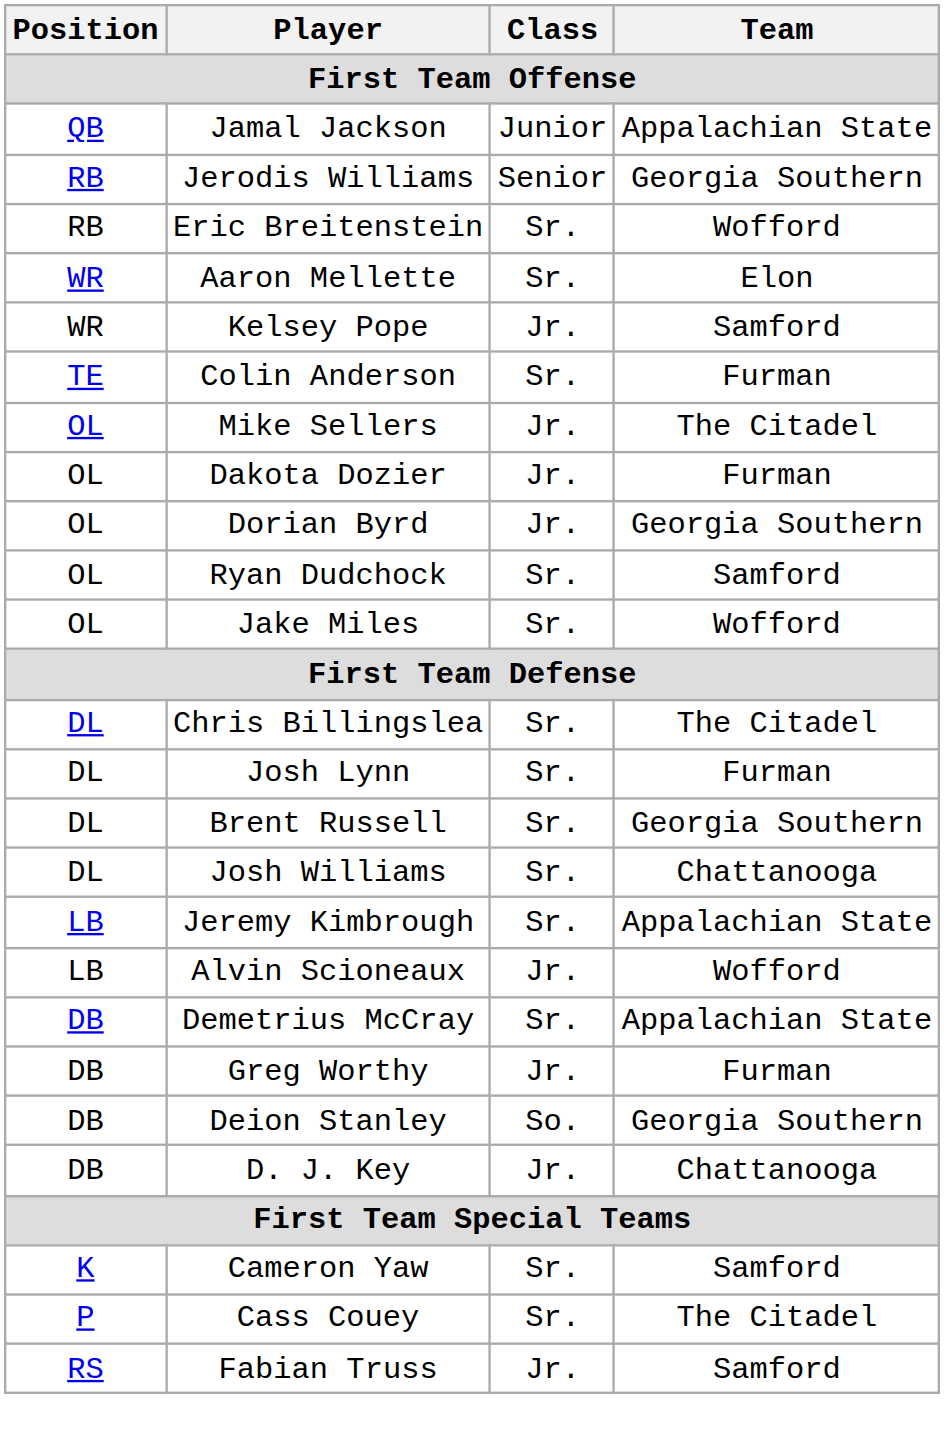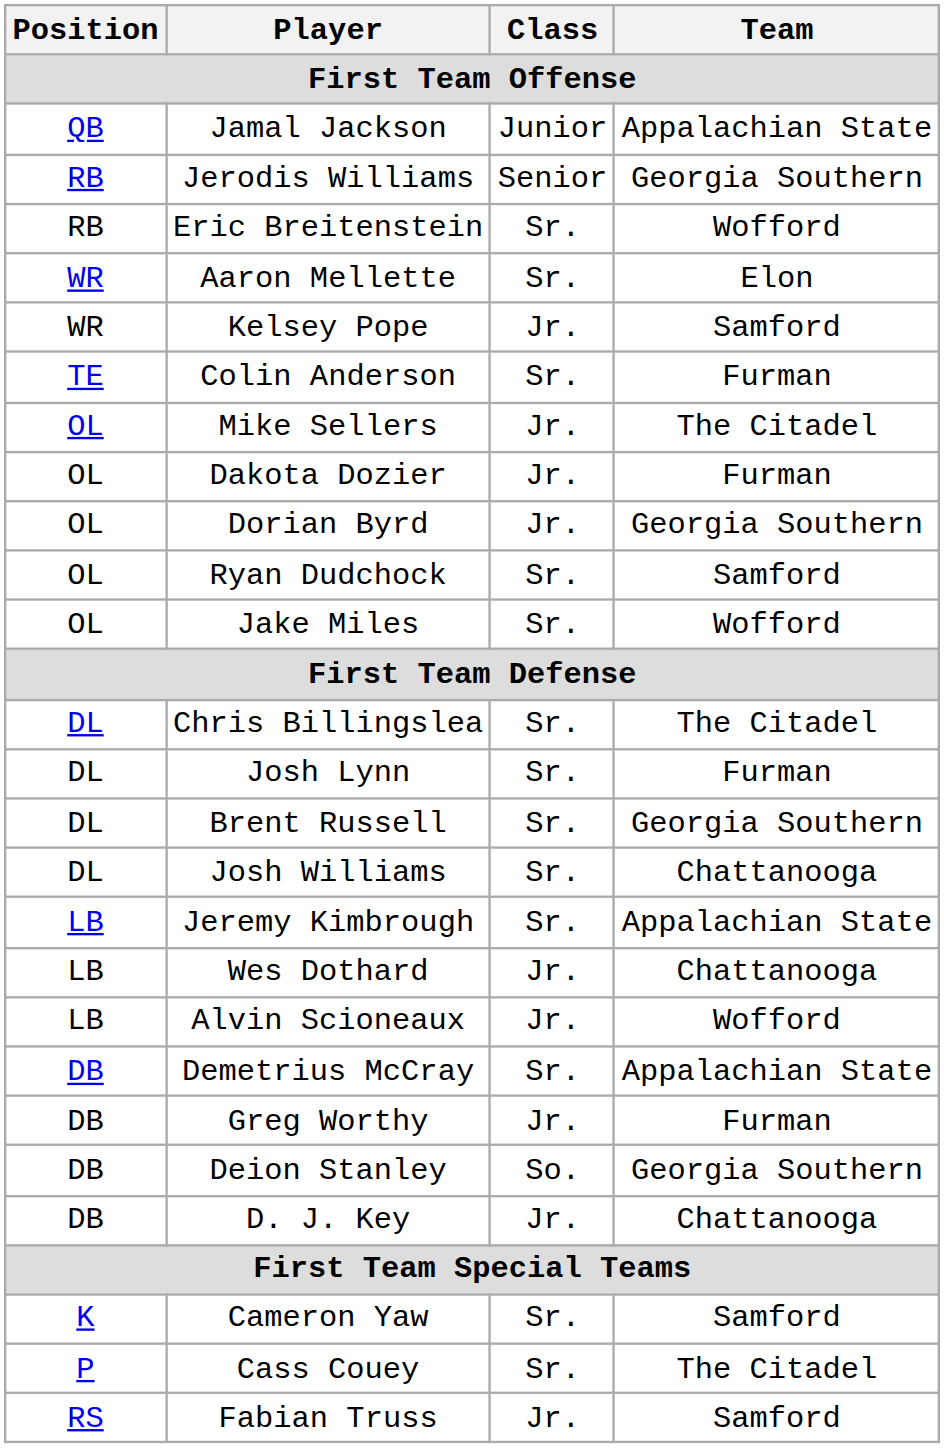+ row: (328, 972)
